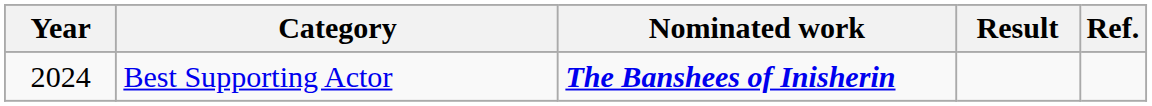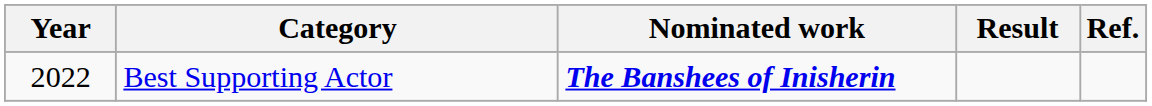(61, 76) 2024 -> (61, 76) 2022
